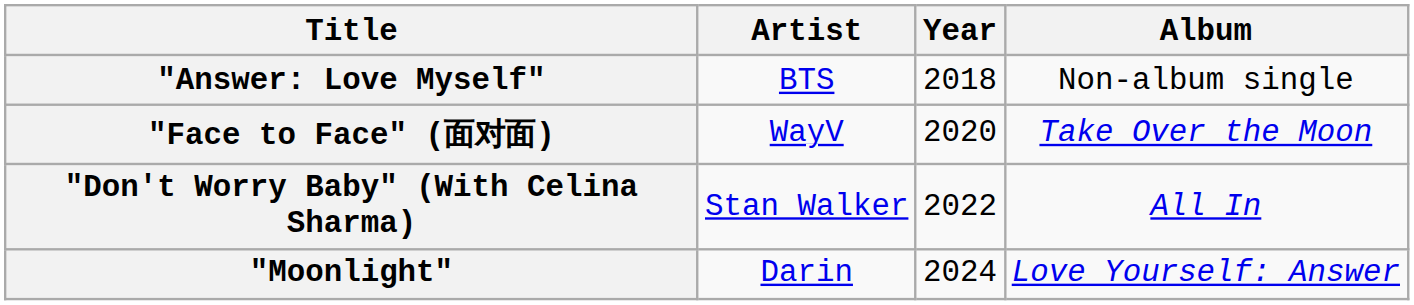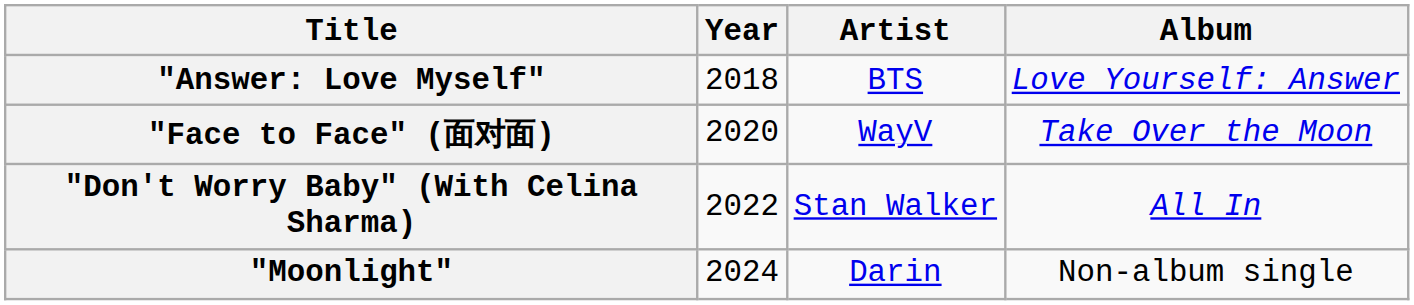columns swapped: (960, 30) <-> (807, 30)
(1206, 81) Non-album single -> (1206, 81) Love Yourself: Answer
(1206, 274) Love Yourself: Answer -> (1206, 274) Non-album single
